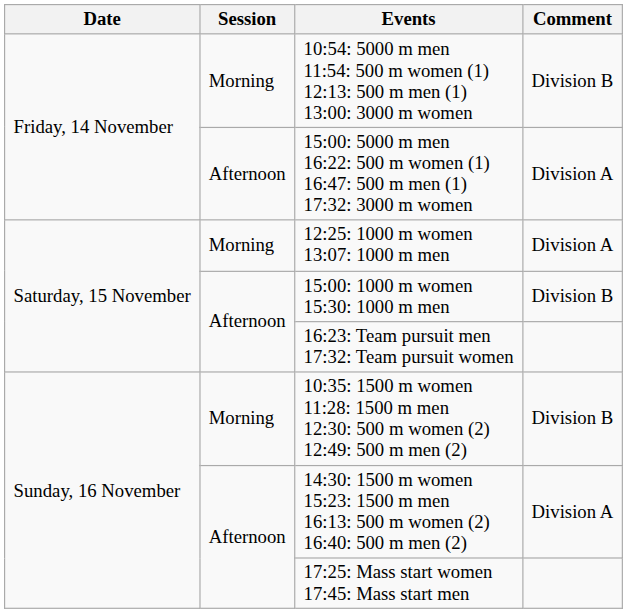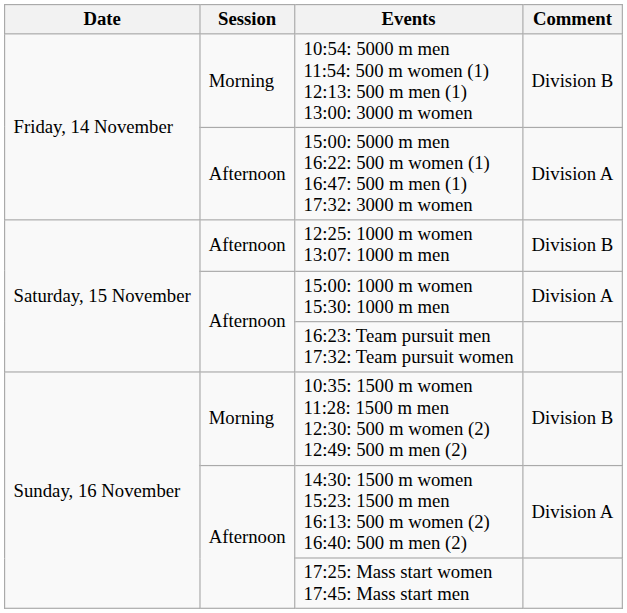(241, 245) Morning -> (247, 245) Afternoon
(572, 245) Division A -> (572, 245) Division B
(572, 296) Division B -> (572, 296) Division A
